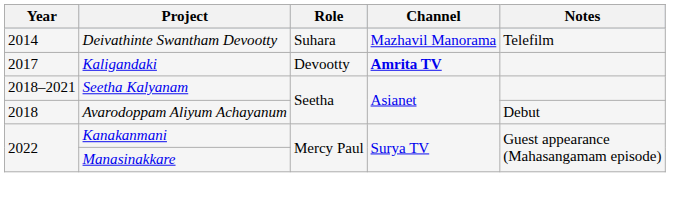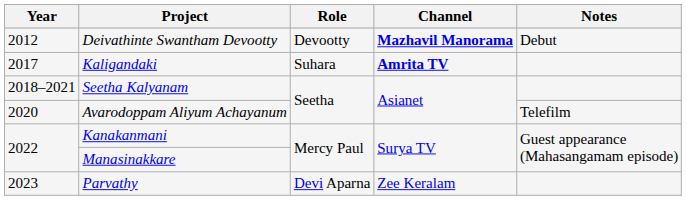(23, 40) 2014 -> (23, 40) 2012
(315, 40) Suhara -> (322, 40) Devootty
(433, 40) normal -> (445, 40) bold
(529, 40) Telefilm -> (538, 40) Debut
(322, 64) Devootty -> (315, 64) Suhara
(23, 111) 2018 -> (23, 111) 2020
(522, 111) Debut -> (545, 111) Telefilm
+ row: (110, 183)
